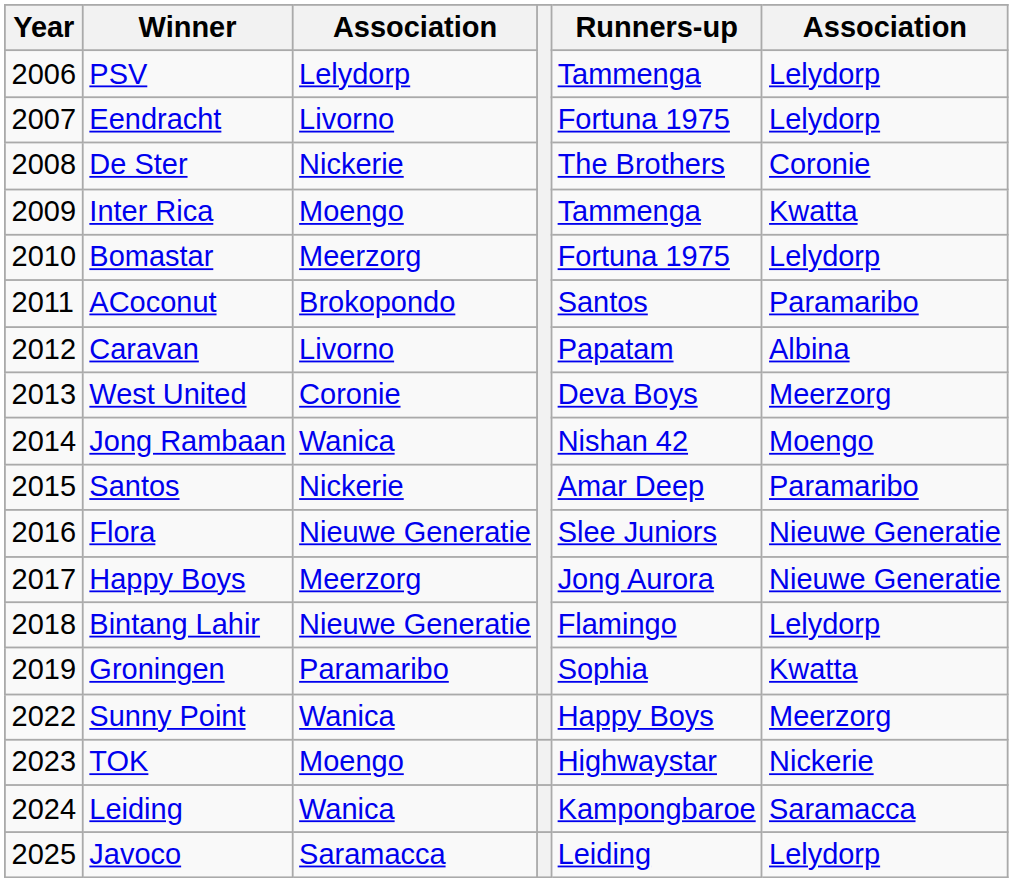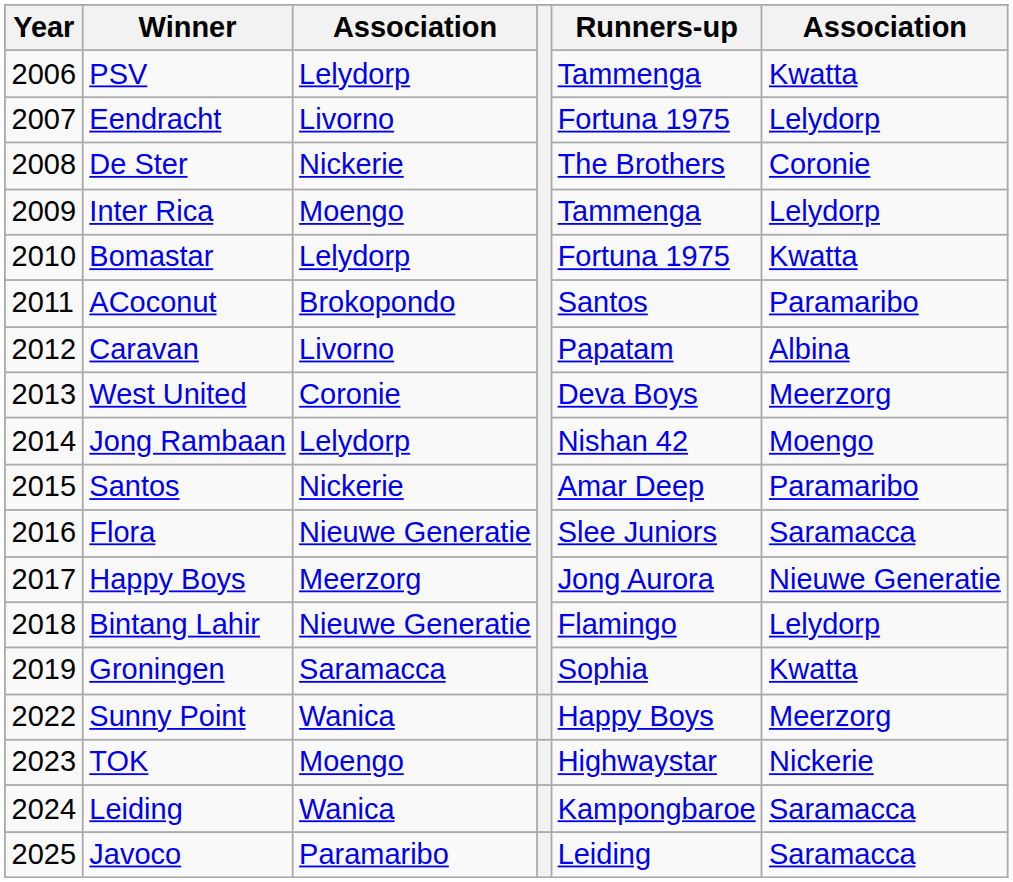(825, 73) Lelydorp -> (813, 73) Kwatta
(813, 211) Kwatta -> (825, 211) Lelydorp
(360, 257) Meerzorg -> (355, 257) Lelydorp
(825, 257) Lelydorp -> (813, 257) Kwatta
(347, 440) Wanica -> (355, 440) Lelydorp
(885, 532) Nieuwe Generatie -> (842, 532) Saramacca
(374, 670) Paramaribo -> (372, 670) Saramacca
(372, 854) Saramacca -> (374, 854) Paramaribo
(825, 854) Lelydorp -> (842, 854) Saramacca
